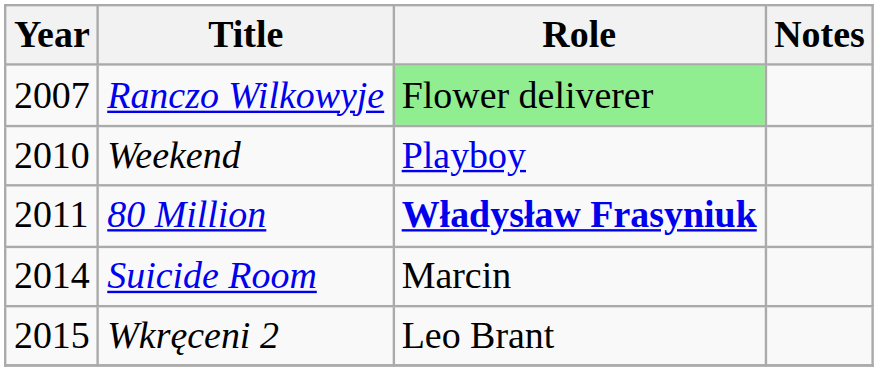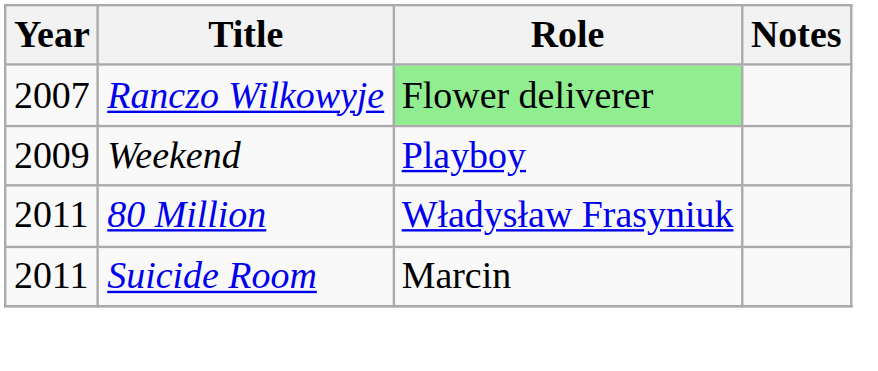(52, 154) 2010 -> (52, 154) 2009
(579, 214) bold -> (568, 214) normal
(52, 275) 2014 -> (51, 275) 2011
- row: (193, 335)
